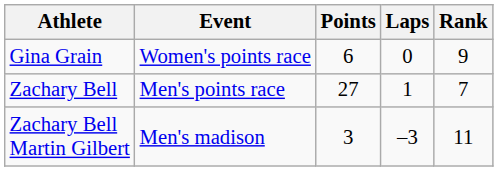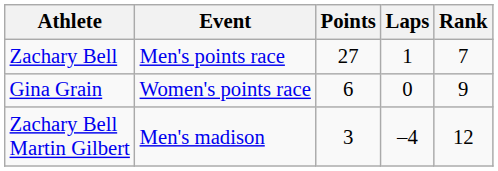rows swapped: (63, 90) <-> (56, 56)
(407, 136) –3 -> (407, 136) –4
(463, 136) 11 -> (463, 136) 12
